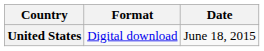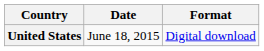columns swapped: (220, 14) <-> (132, 14)
